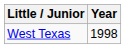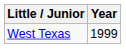(104, 33) 1998 -> (104, 33) 1999
